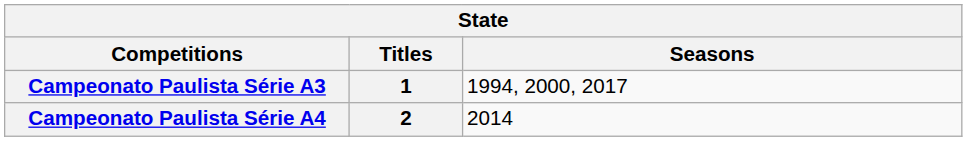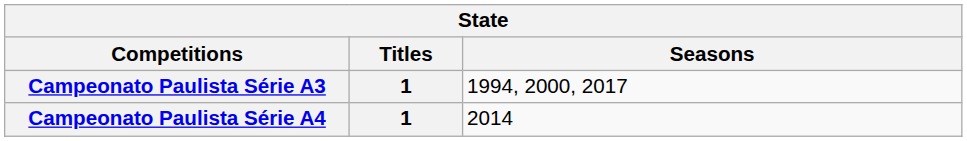(406, 119) 2 -> (406, 119) 1
